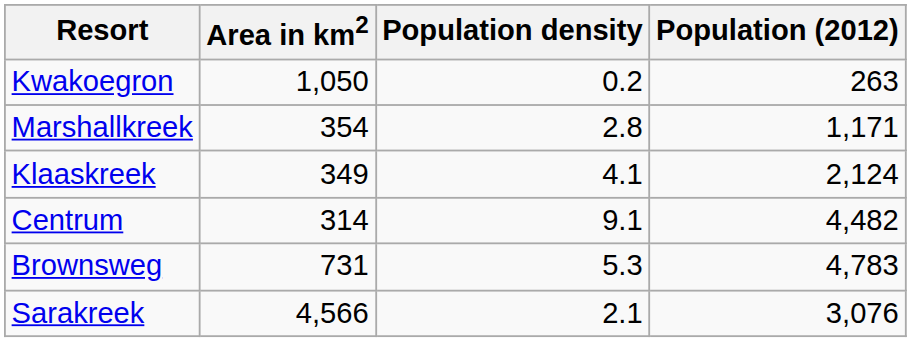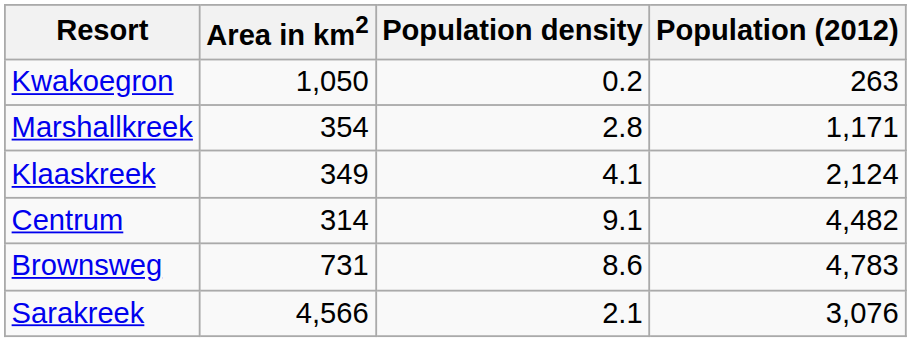(622, 266) 5.3 -> (622, 266) 8.6
